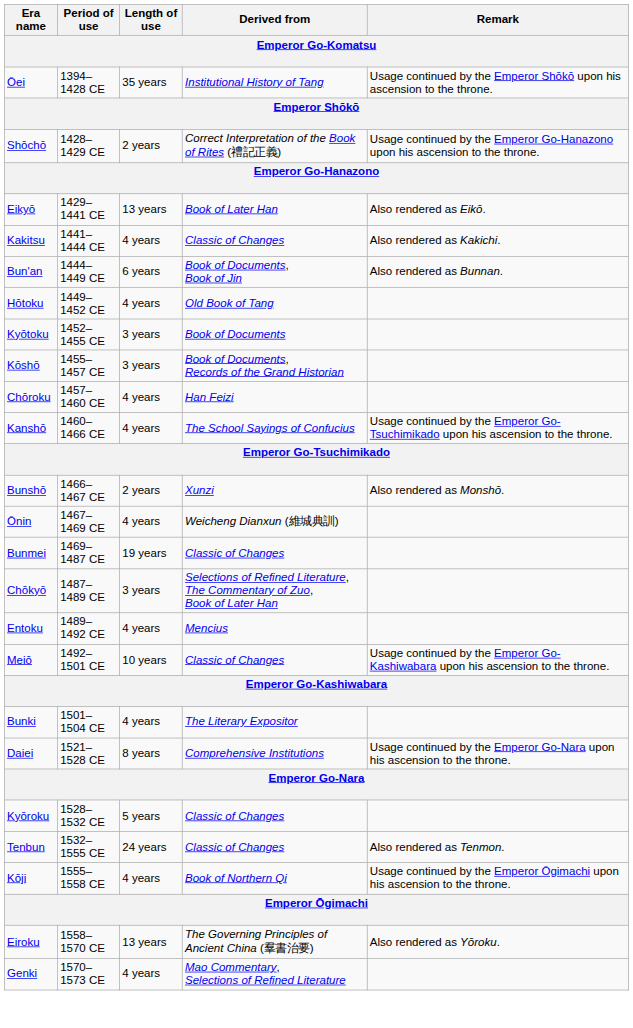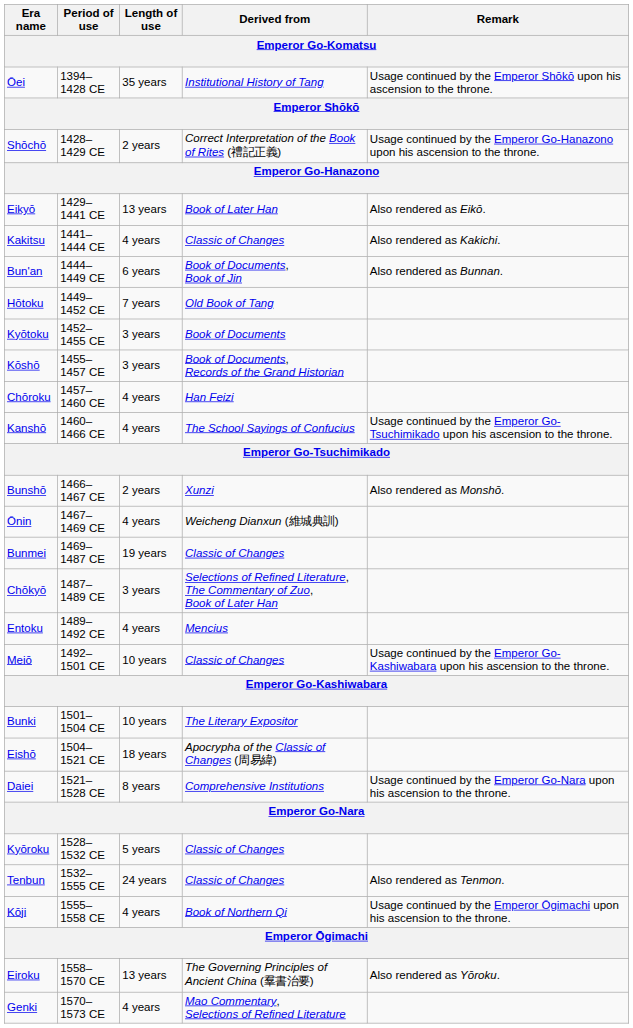(141, 303) 4 years -> (141, 303) 7 years
(141, 722) 4 years -> (144, 722) 10 years
+ row: (21, 754)
